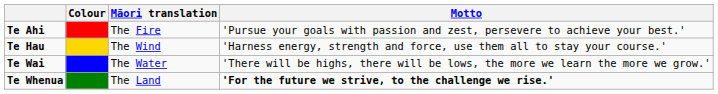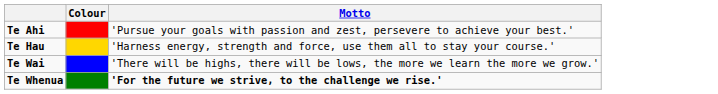- column: (164, 13)
